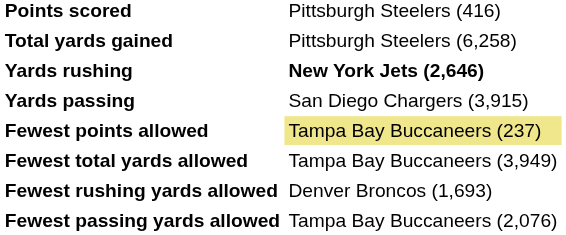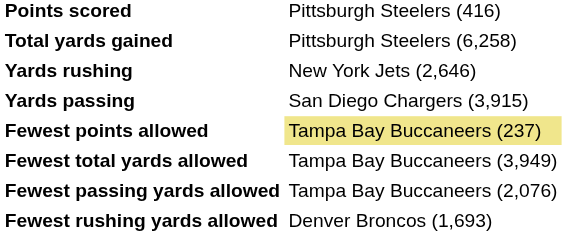(386, 70) bold -> (382, 70) normal
rows swapped: (141, 190) <-> (142, 220)
